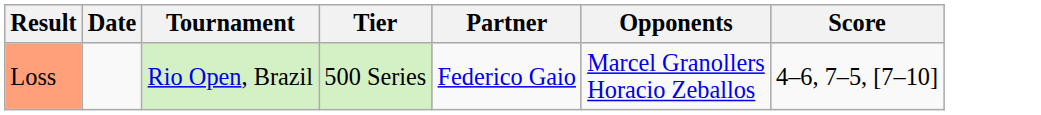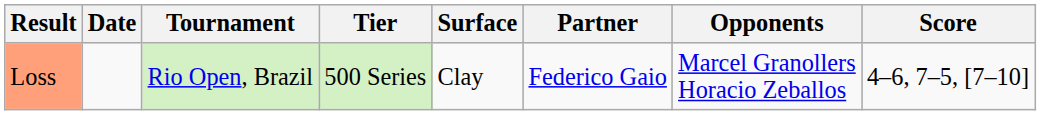+ column: (477, 23)
